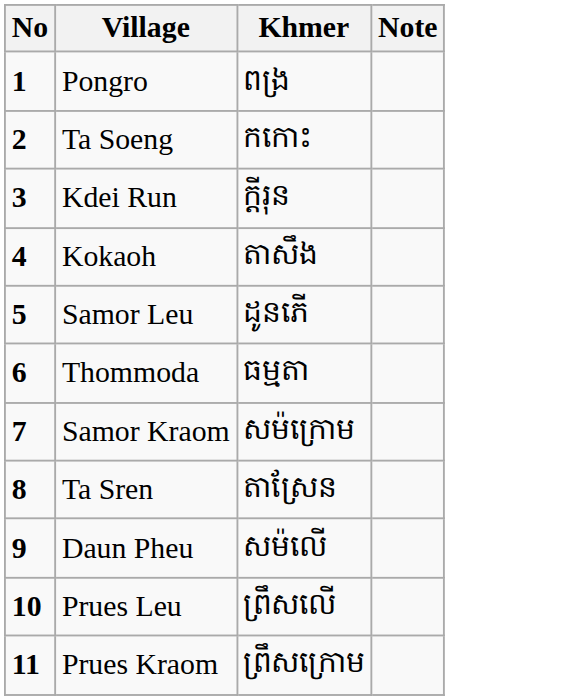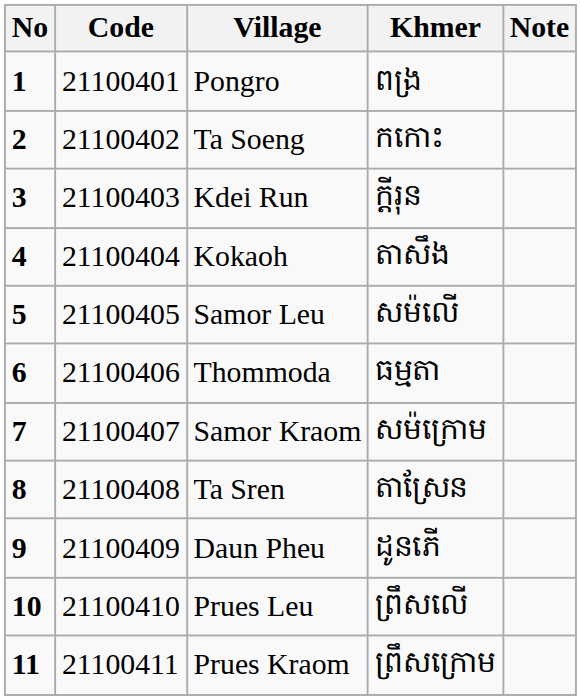+ column: (121, 28)
(276, 312) ដូនភើ -> (417, 312) សម៉លើ
(285, 545) សម៉លើ -> (408, 545) ដូនភើ
